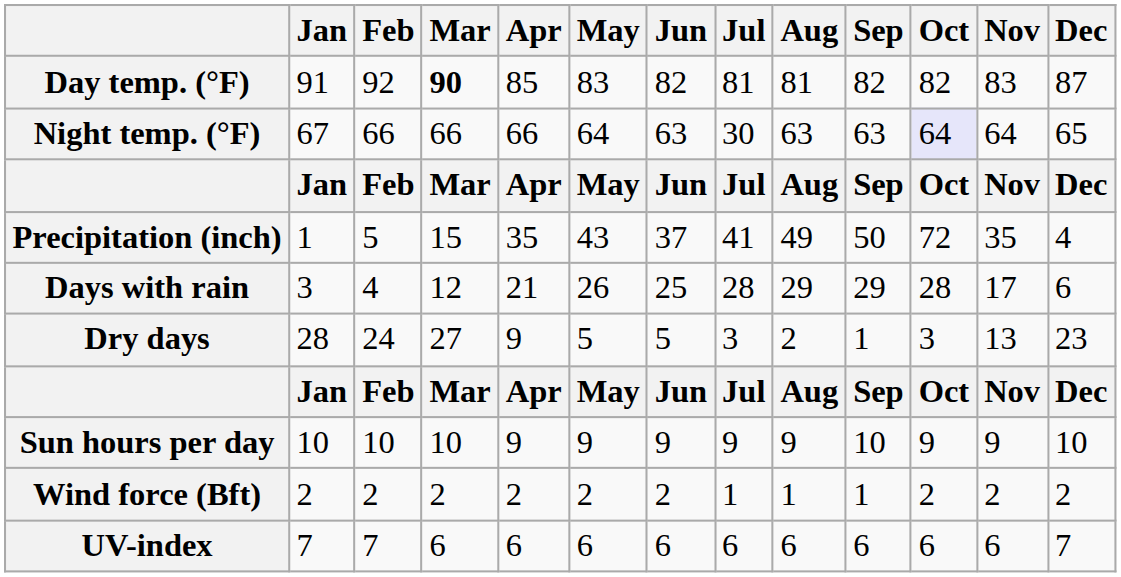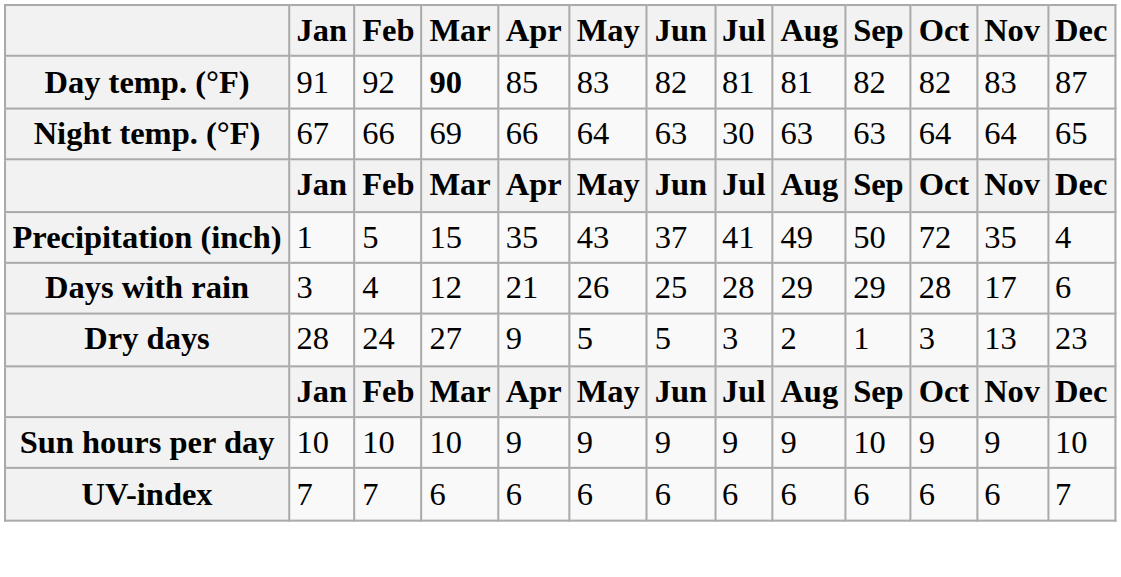(446, 133) 66 -> (446, 133) 69
(935, 133) lavender background -> (935, 133) no background
- row: (147, 493)
